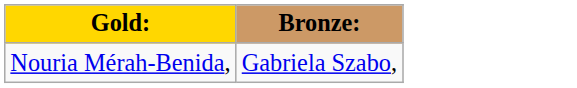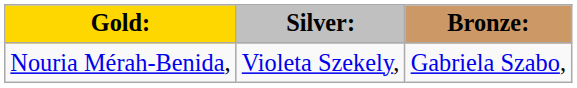+ column: (321, 23)
